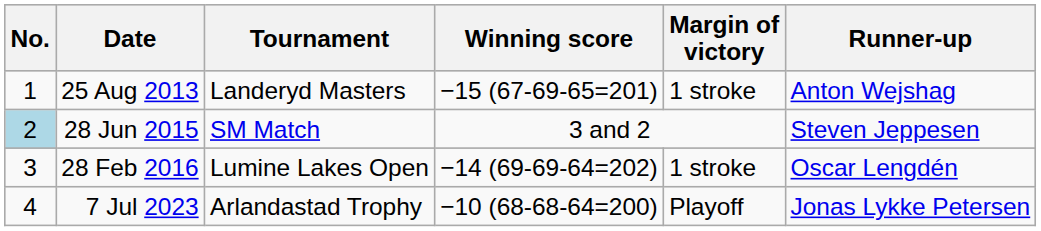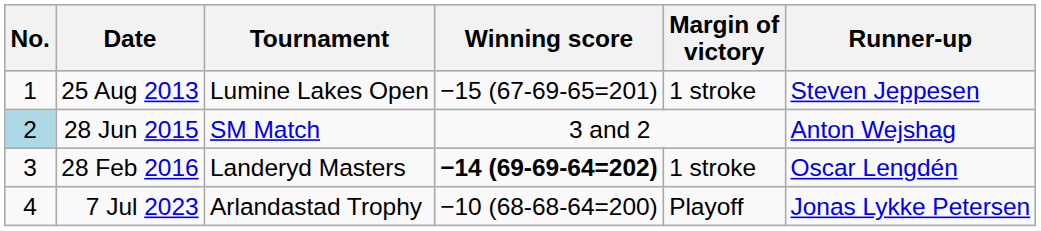(308, 90) Landeryd Masters -> (319, 90) Lumine Lakes Open
(873, 90) Anton Wejshag -> (885, 90) Steven Jeppesen
(885, 129) Steven Jeppesen -> (873, 129) Anton Wejshag
(319, 168) Lumine Lakes Open -> (308, 168) Landeryd Masters
(549, 168) normal -> (549, 168) bold
